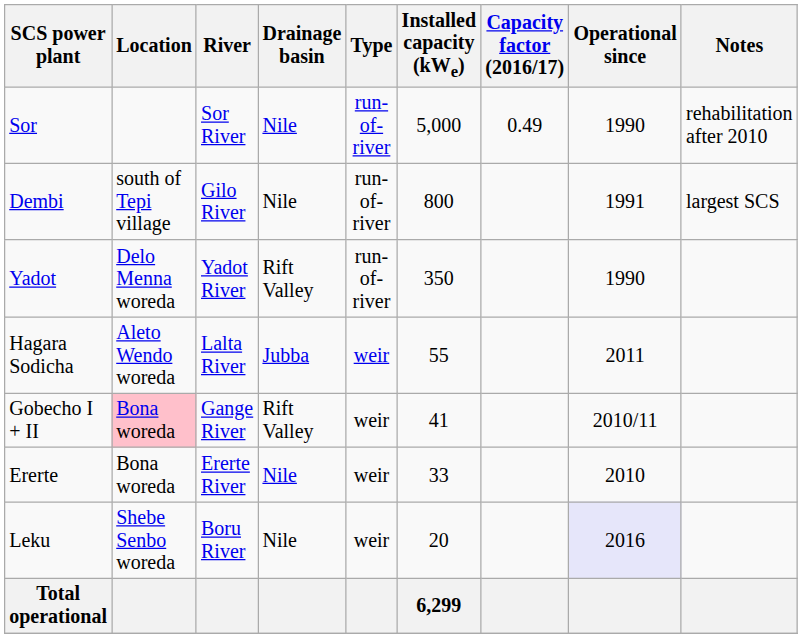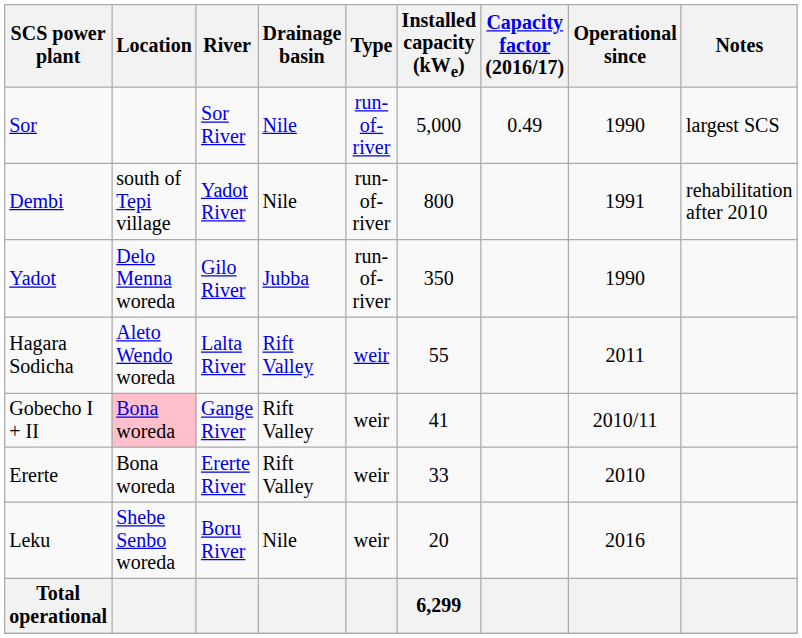(739, 124) rehabilitation after 2010 -> (733, 124) largest SCS
(223, 201) Gilo River -> (224, 201) Yadot River
(733, 201) largest SCS -> (739, 201) rehabilitation after 2010
(224, 278) Yadot River -> (223, 278) Gilo River
(288, 278) Rift Valley -> (286, 278) Jubba
(286, 354) Jubba -> (288, 354) Rift Valley
(280, 474) Nile -> (288, 474) Rift Valley
(625, 540) lavender background -> (625, 540) no background
